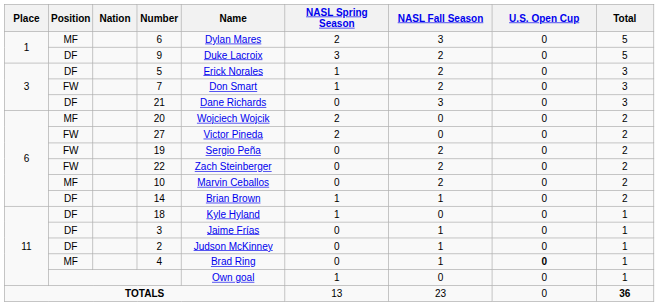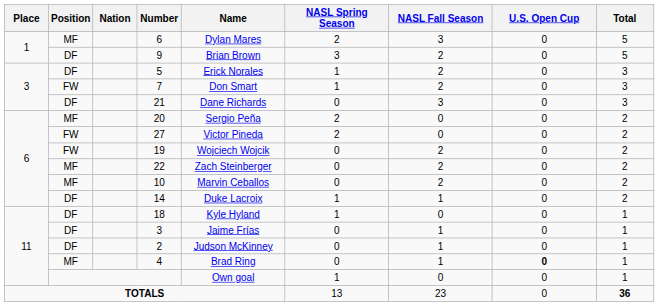(233, 55) Duke Lacroix -> (233, 55) Brian Brown
(233, 119) Wojciech Wojcik -> (233, 119) Sergio Peña
(233, 151) Sergio Peña -> (233, 151) Wojciech Wojcik
(71, 167) FW -> (71, 167) MF
(233, 198) Brian Brown -> (233, 198) Duke Lacroix
